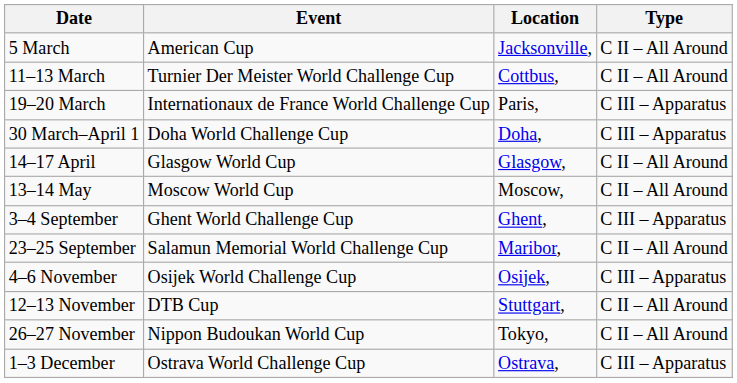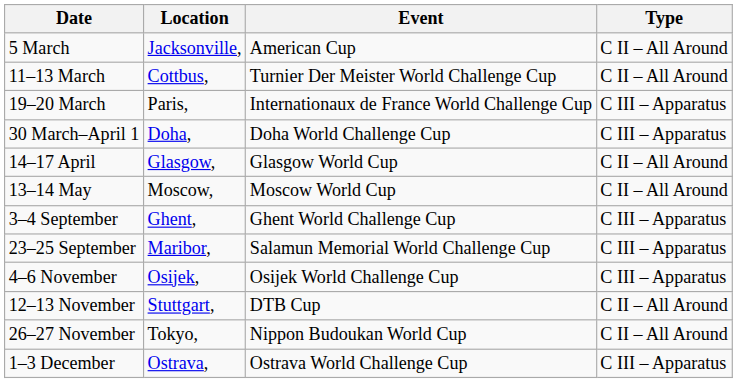columns swapped: (319, 18) <-> (545, 18)
(664, 248) C II – All Around -> (663, 248) C III – Apparatus
